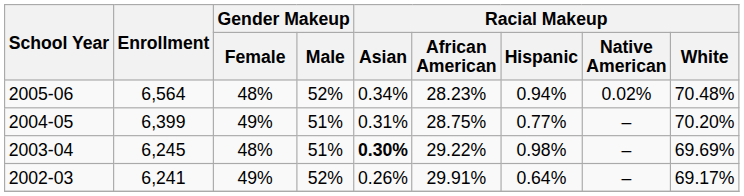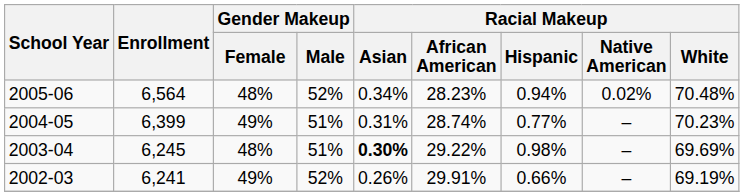(456, 122) 28.75% -> (456, 122) 28.74%
(705, 122) 70.20% -> (705, 122) 70.23%
(541, 178) 0.64% -> (541, 178) 0.66%
(705, 178) 69.17% -> (705, 178) 69.19%
